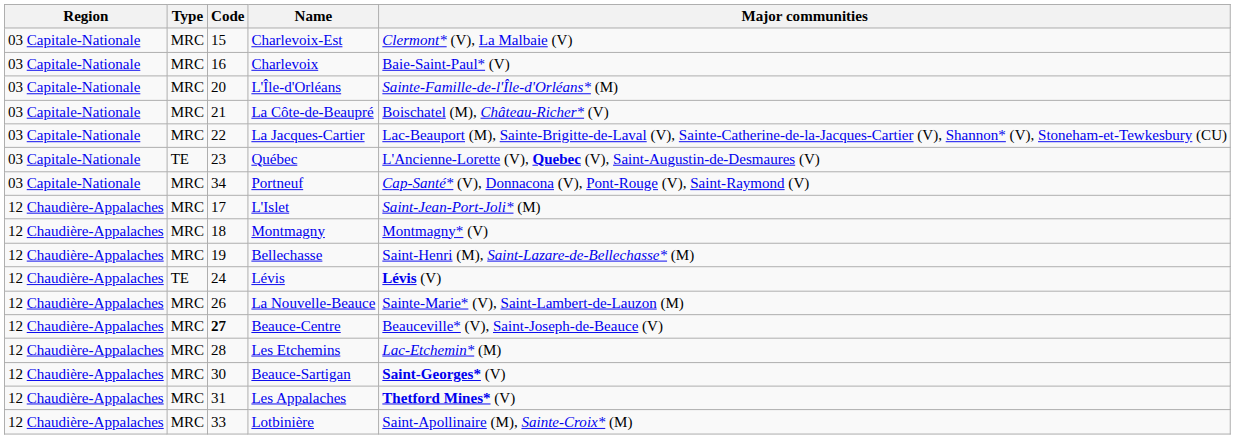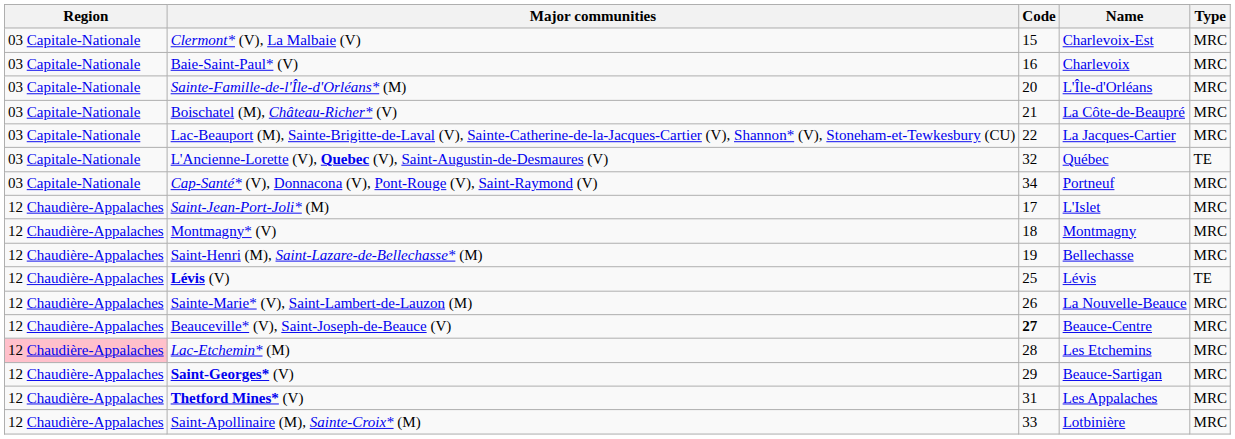columns swapped: (187, 16) <-> (805, 16)
(219, 159) 23 -> (1030, 159) 32
(219, 278) 24 -> (1030, 278) 25
(86, 350) no background -> (86, 350) pink background
(219, 374) 30 -> (1030, 374) 29
